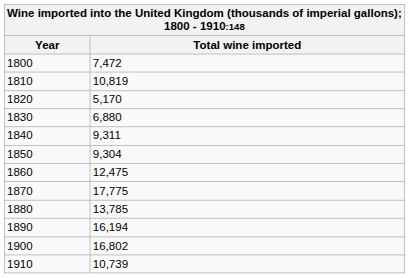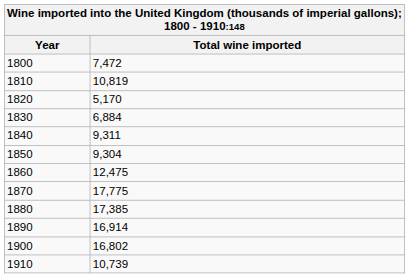(107, 117) 6,880 -> (107, 117) 6,884
(110, 209) 13,785 -> (110, 209) 17,385
(110, 227) 16,194 -> (110, 227) 16,914
